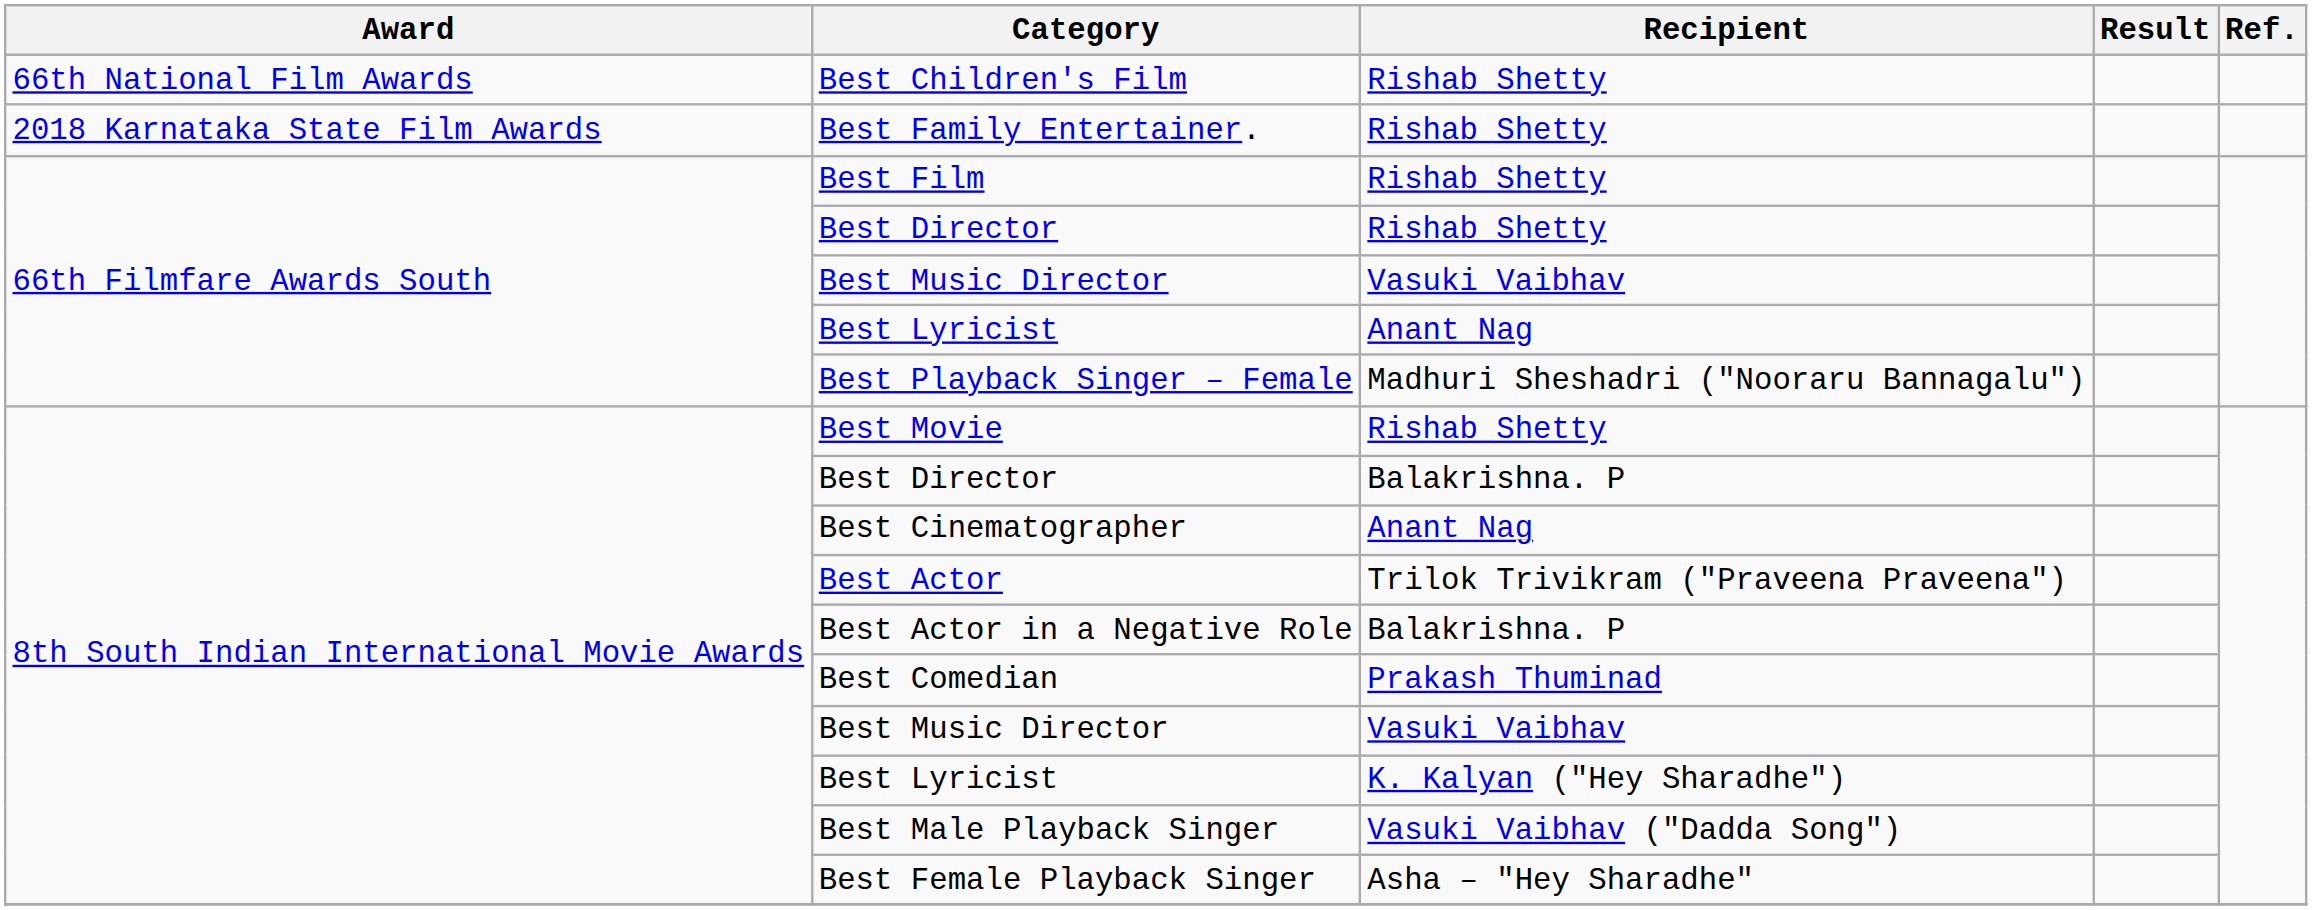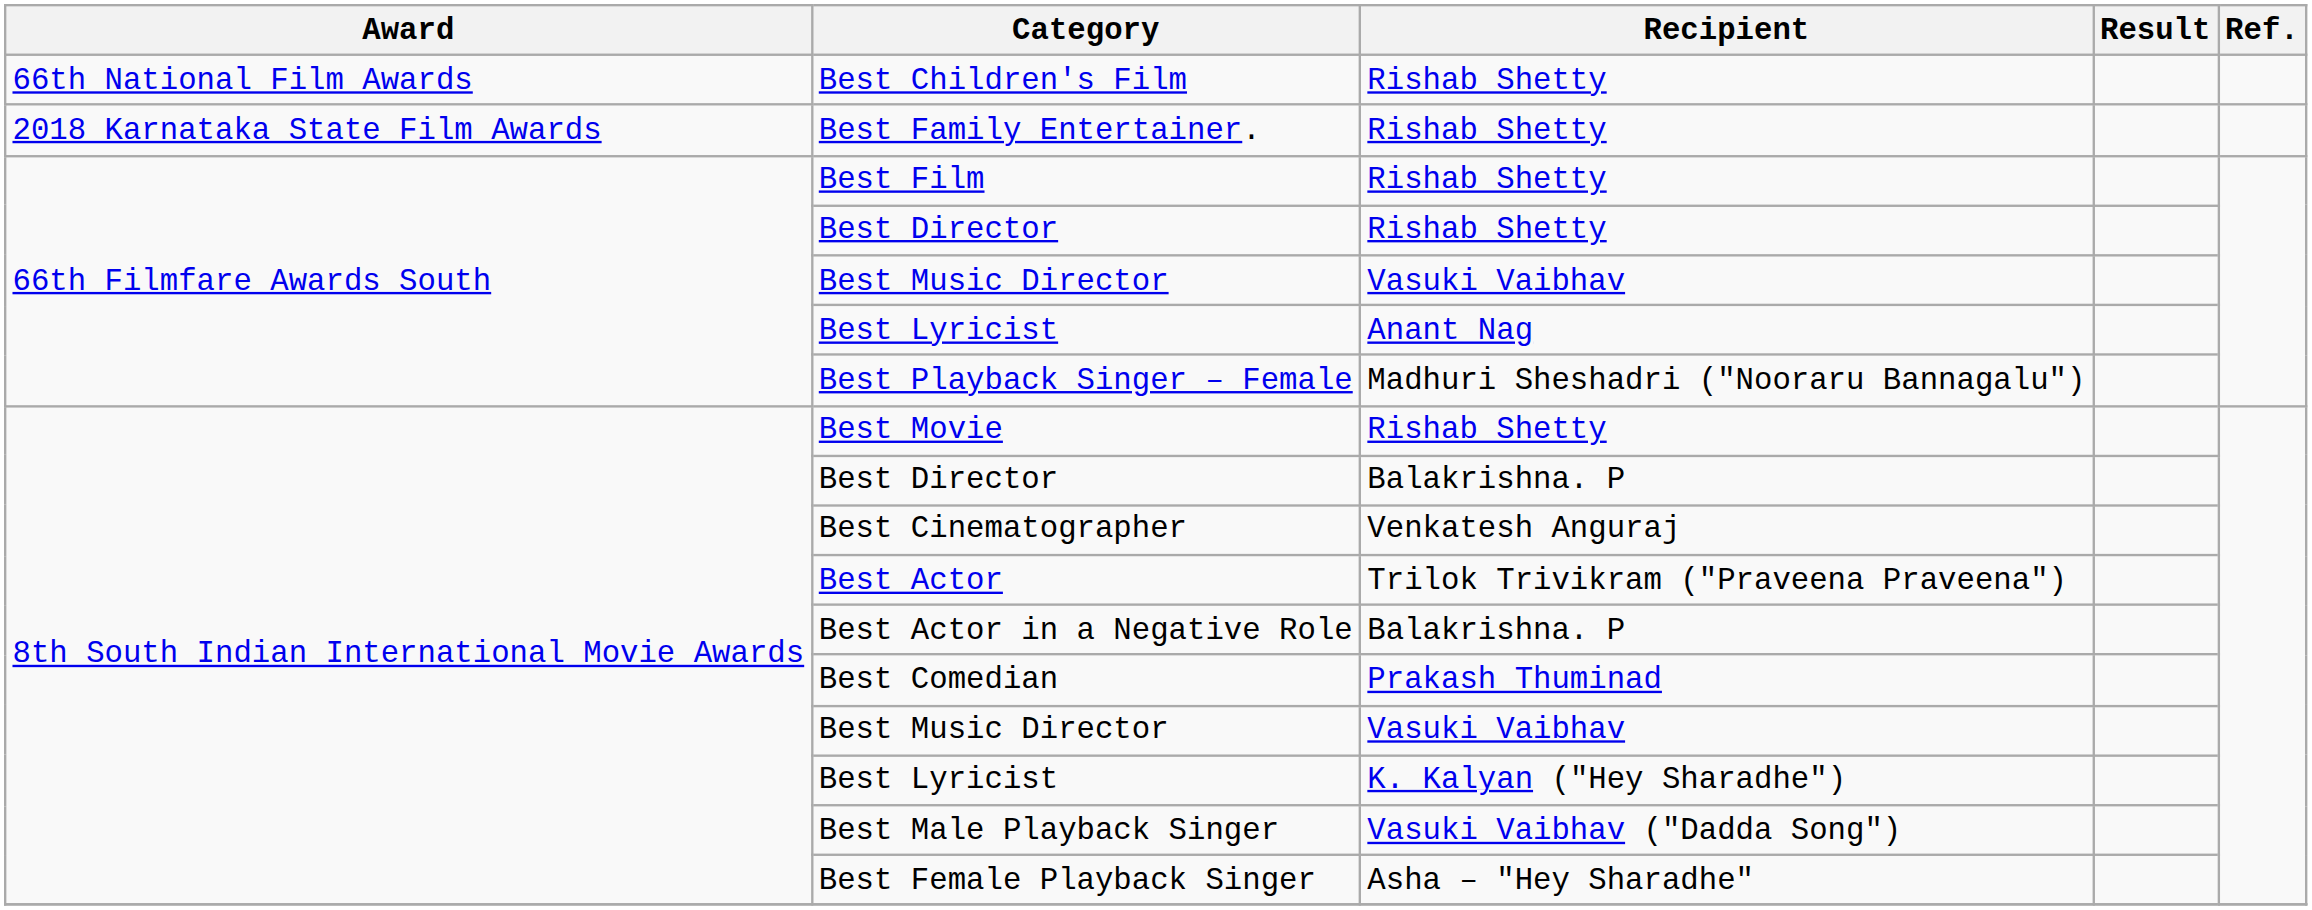(1450, 530) Anant Nag -> (1524, 530) Venkatesh Anguraj
